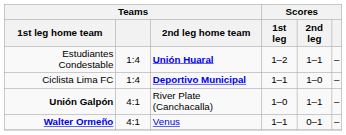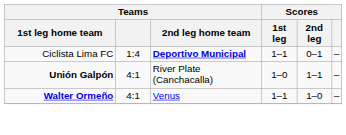- row: (86, 59)
(314, 80) 1–0 -> (314, 54) 0–1
(314, 122) 0–1 -> (314, 96) 1–0
